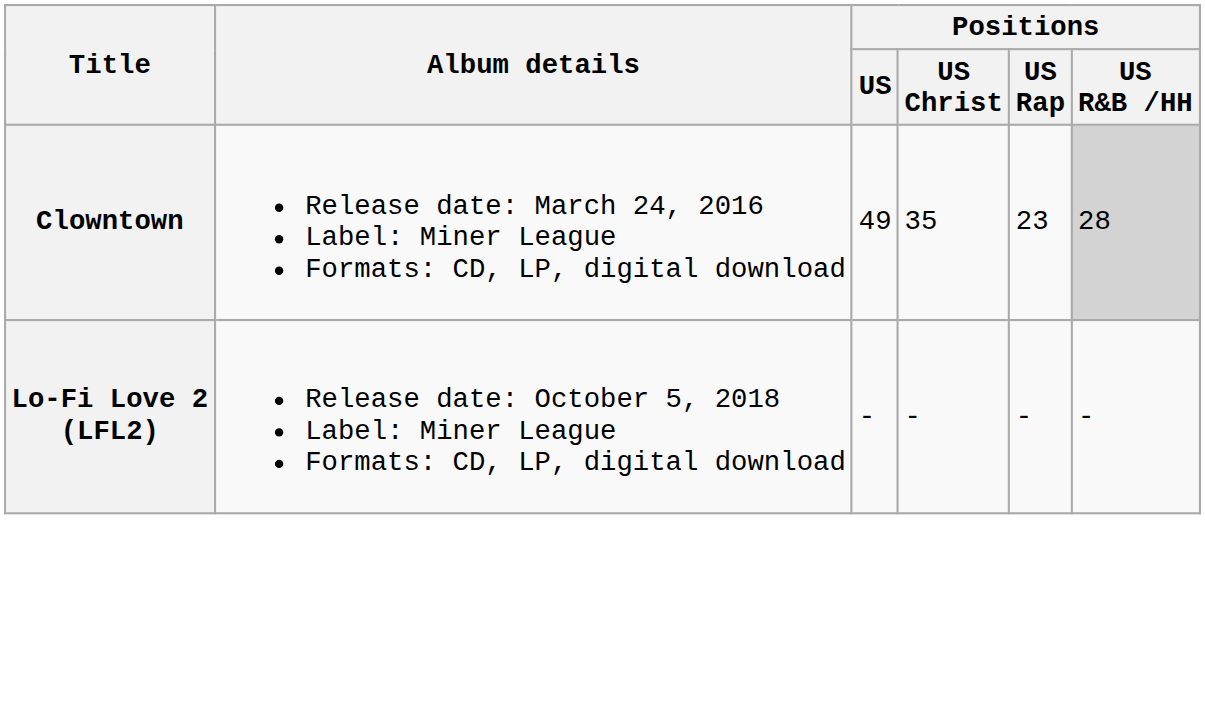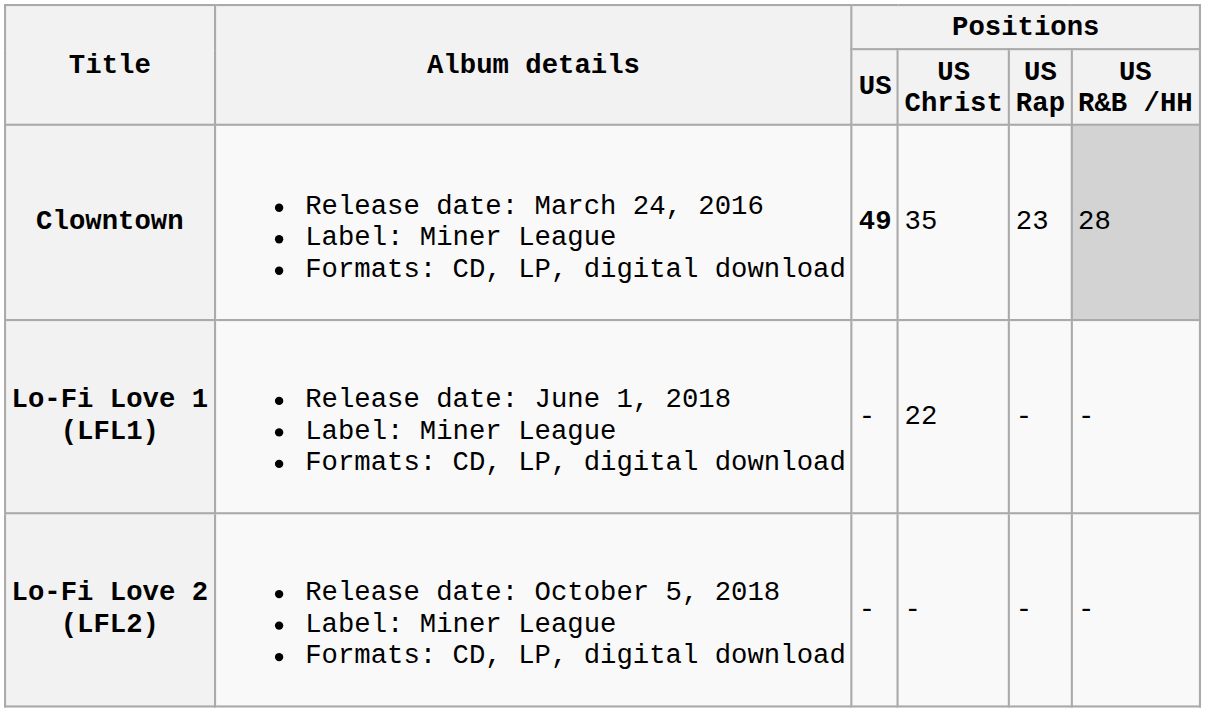(875, 222) normal -> (875, 222) bold
+ row: (110, 416)
